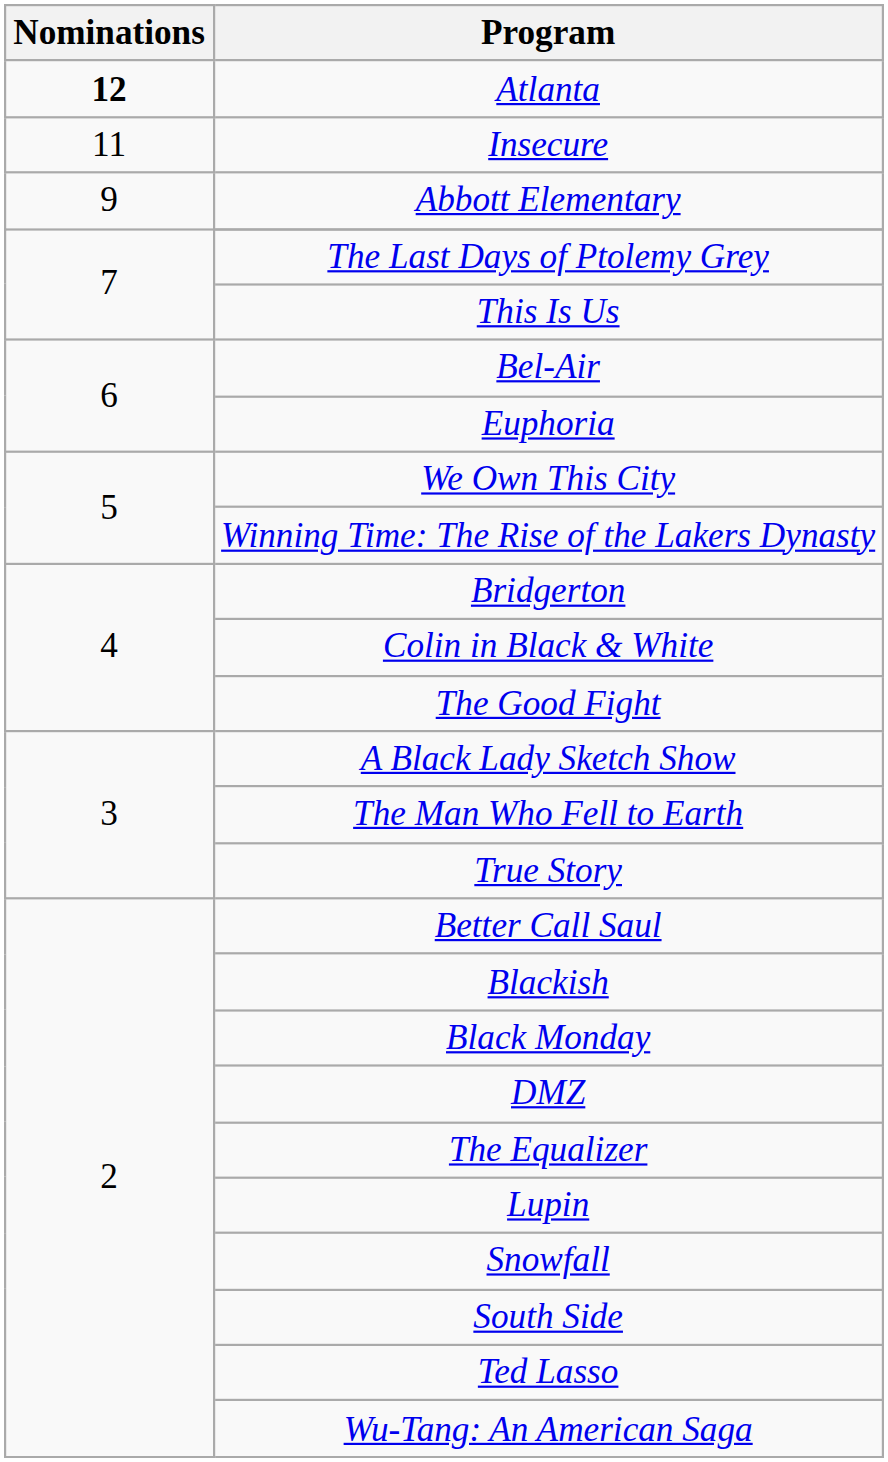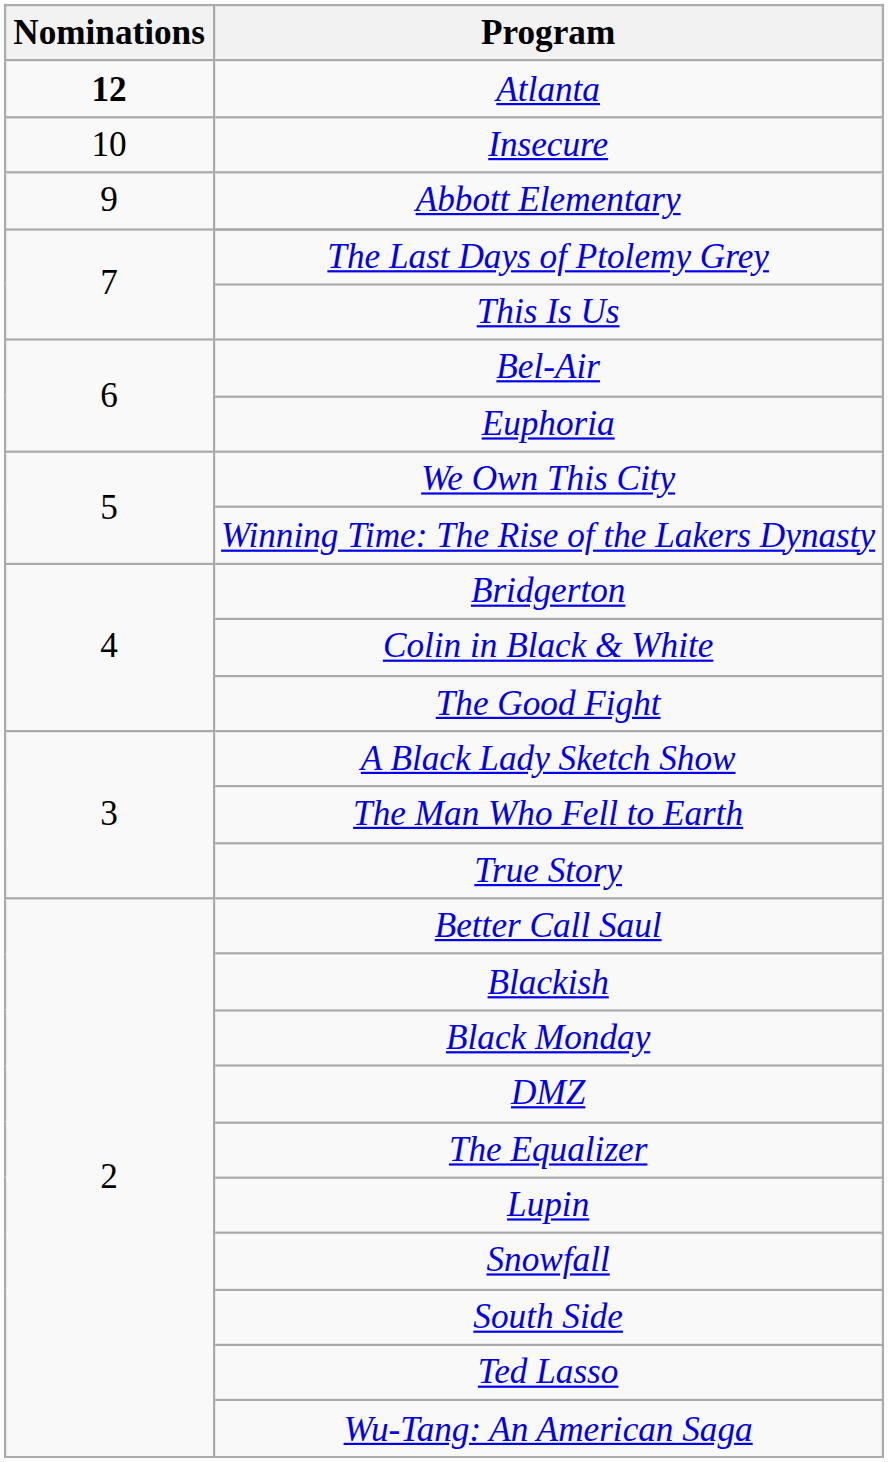(109, 144) 11 -> (109, 144) 10
